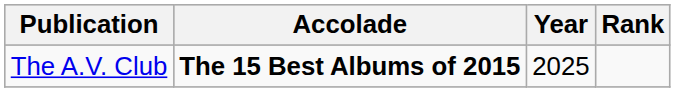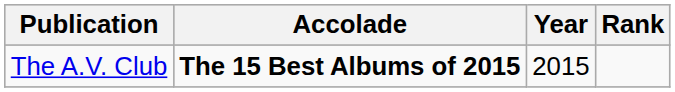(561, 65) 2025 -> (561, 65) 2015
